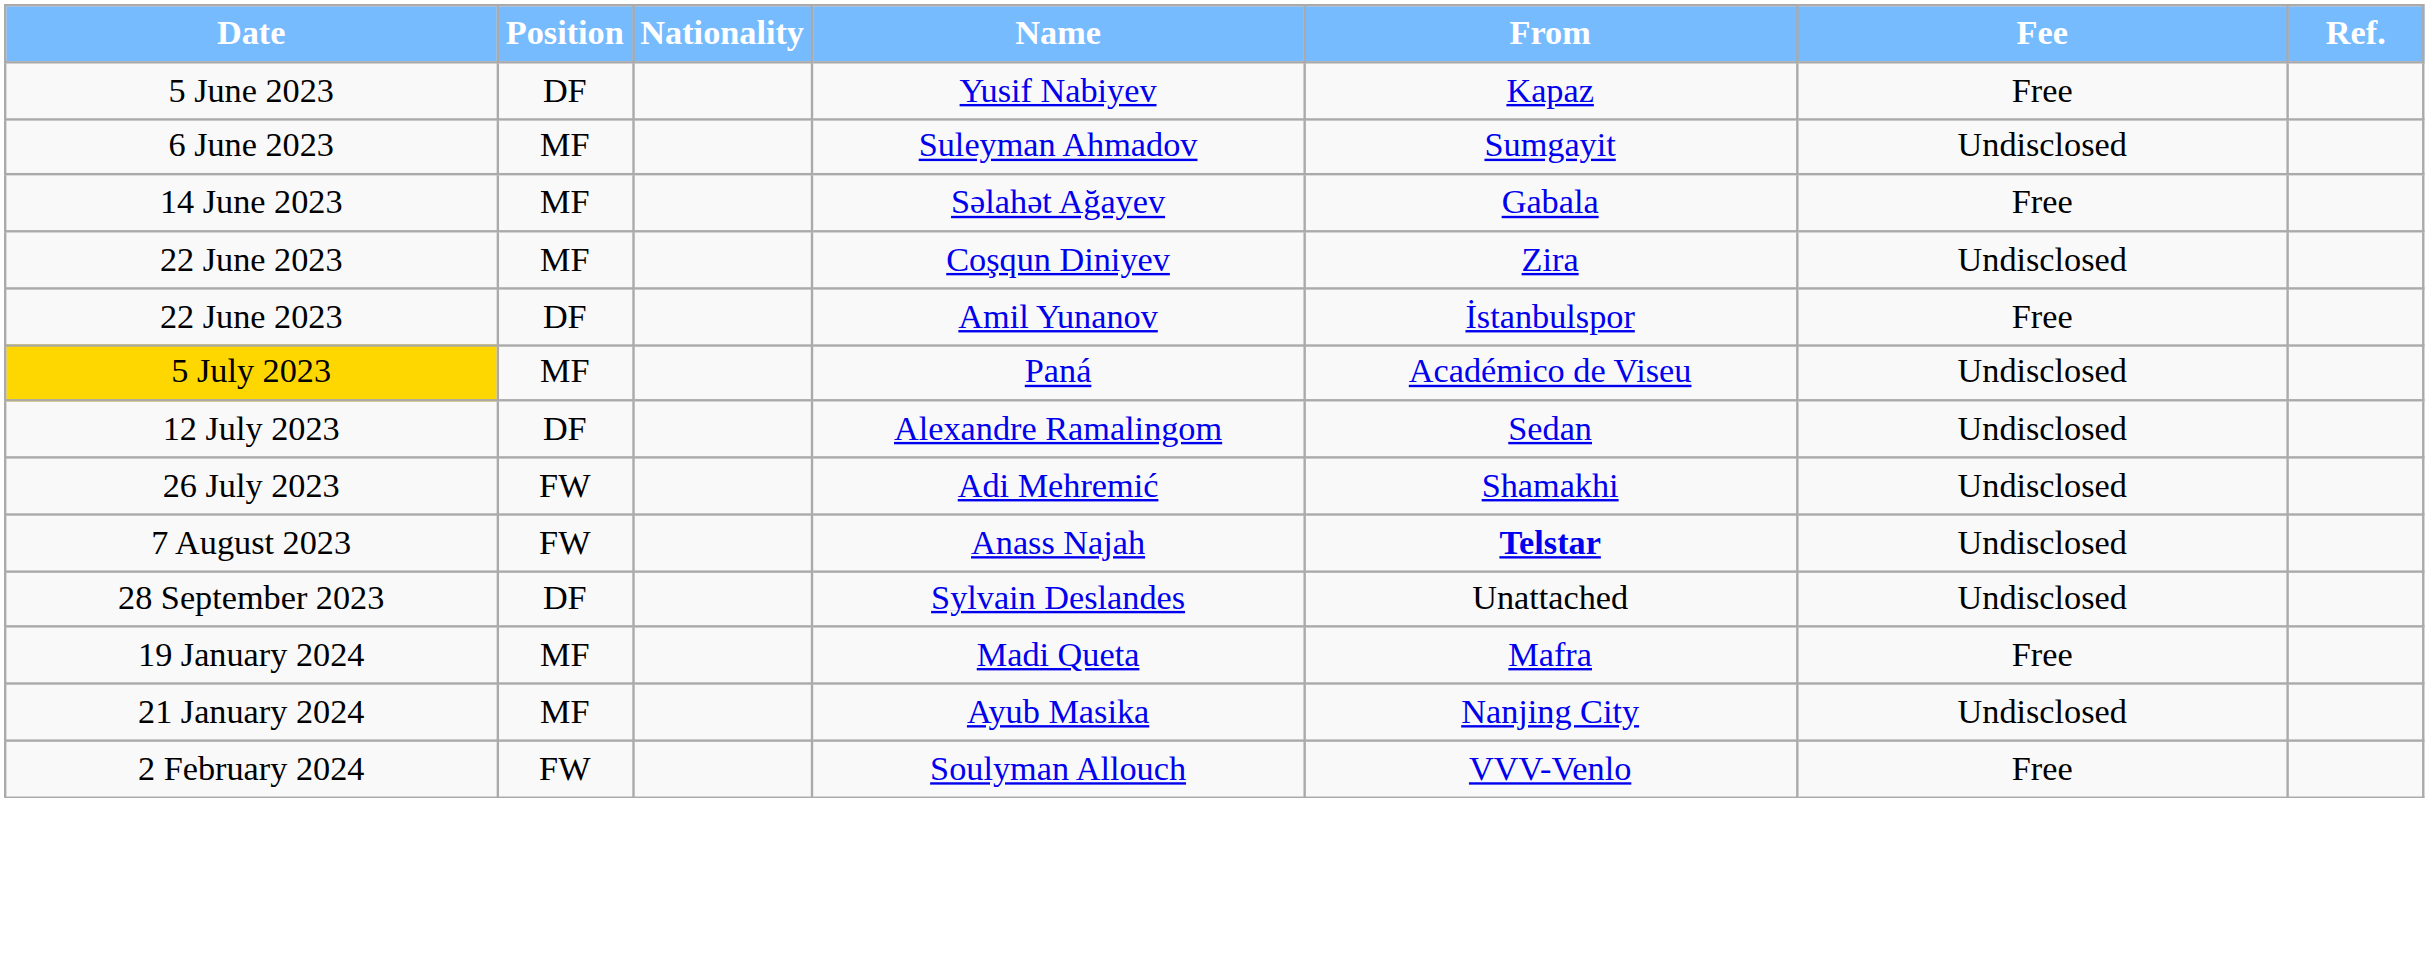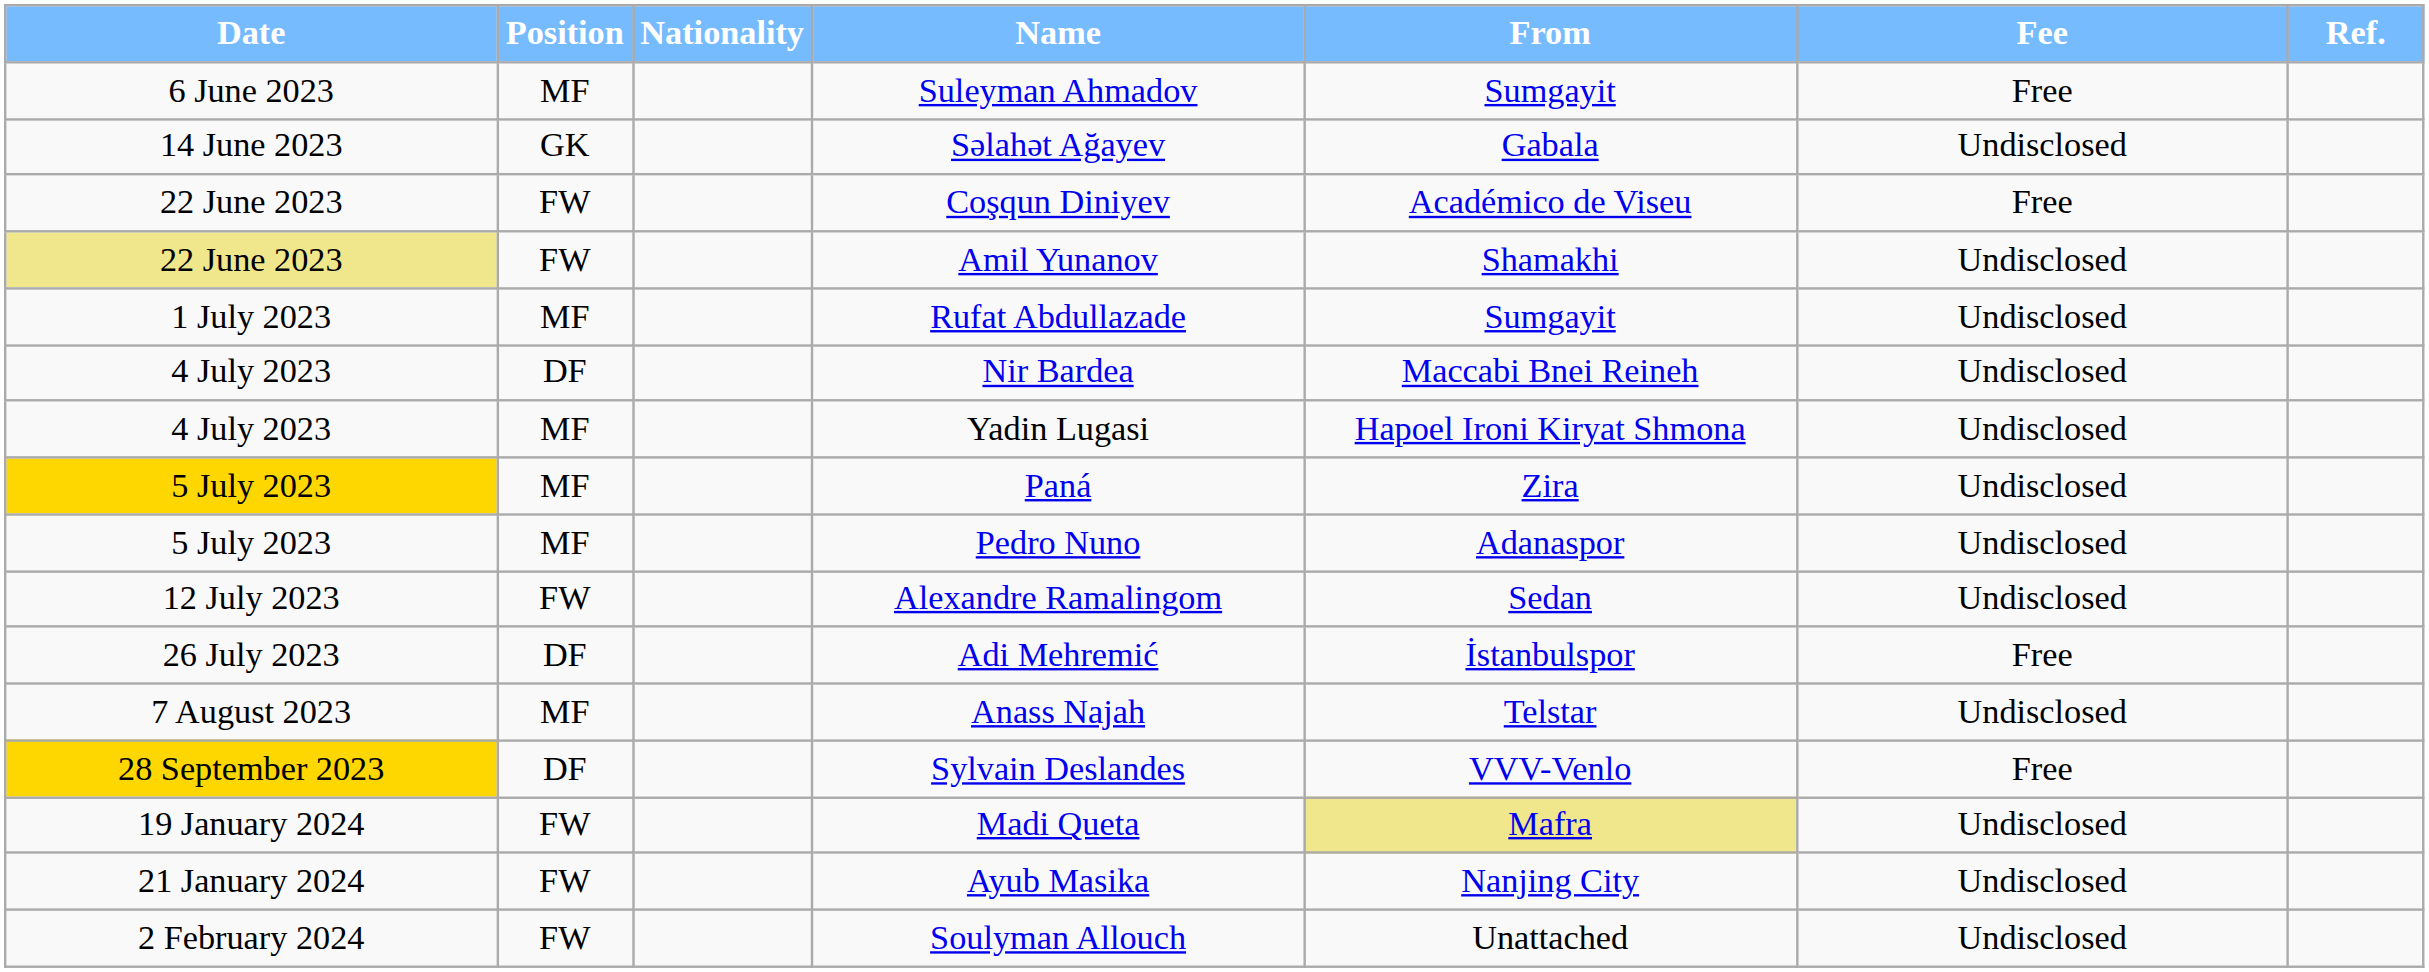- row: (1058, 89)
(2042, 146) Undisclosed -> (2042, 89) Free
(565, 202) MF -> (565, 146) GK
(2042, 202) Free -> (2042, 146) Undisclosed
(565, 259) MF -> (565, 202) FW
(1550, 259) Zira -> (1550, 202) Académico de Viseu
(2042, 259) Undisclosed -> (2042, 202) Free
(251, 315) no background -> (251, 259) khaki background
(565, 315) DF -> (565, 259) FW
(1550, 315) İstanbulspor -> (1550, 259) Shamakhi
(2042, 315) Free -> (2042, 259) Undisclosed
+ row: (1058, 315)
+ row: (1058, 372)
+ row: (1058, 428)
(1550, 372) Académico de Viseu -> (1550, 485) Zira
+ row: (1058, 541)
(565, 428) DF -> (565, 598) FW
(565, 485) FW -> (565, 654) DF
(1550, 485) Shamakhi -> (1550, 654) İstanbulspor
(2042, 485) Undisclosed -> (2042, 654) Free
(565, 541) FW -> (565, 711) MF
(1550, 541) bold -> (1550, 711) normal
(251, 598) no background -> (251, 767) gold background
(1550, 598) Unattached -> (1550, 767) VVV-Venlo
(2042, 598) Undisclosed -> (2042, 767) Free
(565, 654) MF -> (565, 824) FW
(1550, 654) no background -> (1550, 824) khaki background
(2042, 654) Free -> (2042, 824) Undisclosed
(565, 711) MF -> (565, 881) FW
(1550, 767) VVV-Venlo -> (1550, 937) Unattached
(2042, 767) Free -> (2042, 937) Undisclosed
